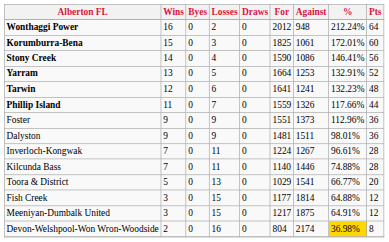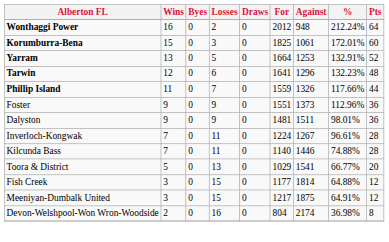- row: (31, 58)
(305, 89) 1241 -> (305, 73) 1296
(345, 228) gold background -> (345, 213) no background
